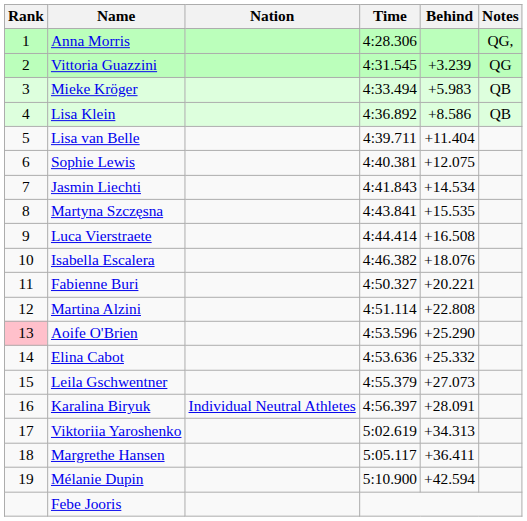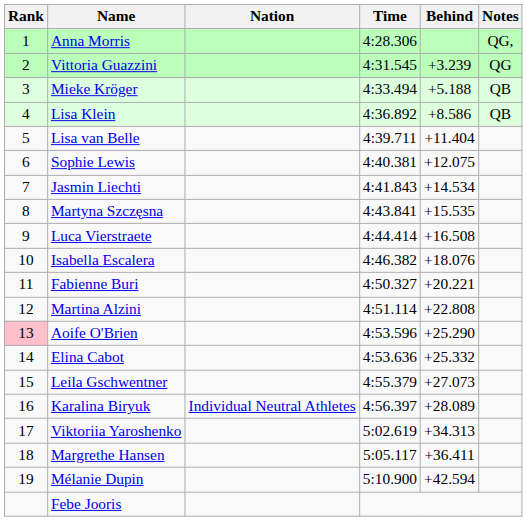(450, 89) +5.983 -> (450, 89) +5.188
(450, 406) +28.091 -> (450, 406) +28.089
